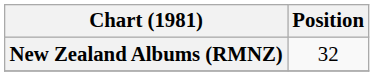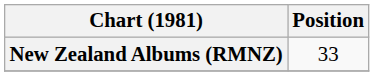(328, 53) 32 -> (328, 53) 33
